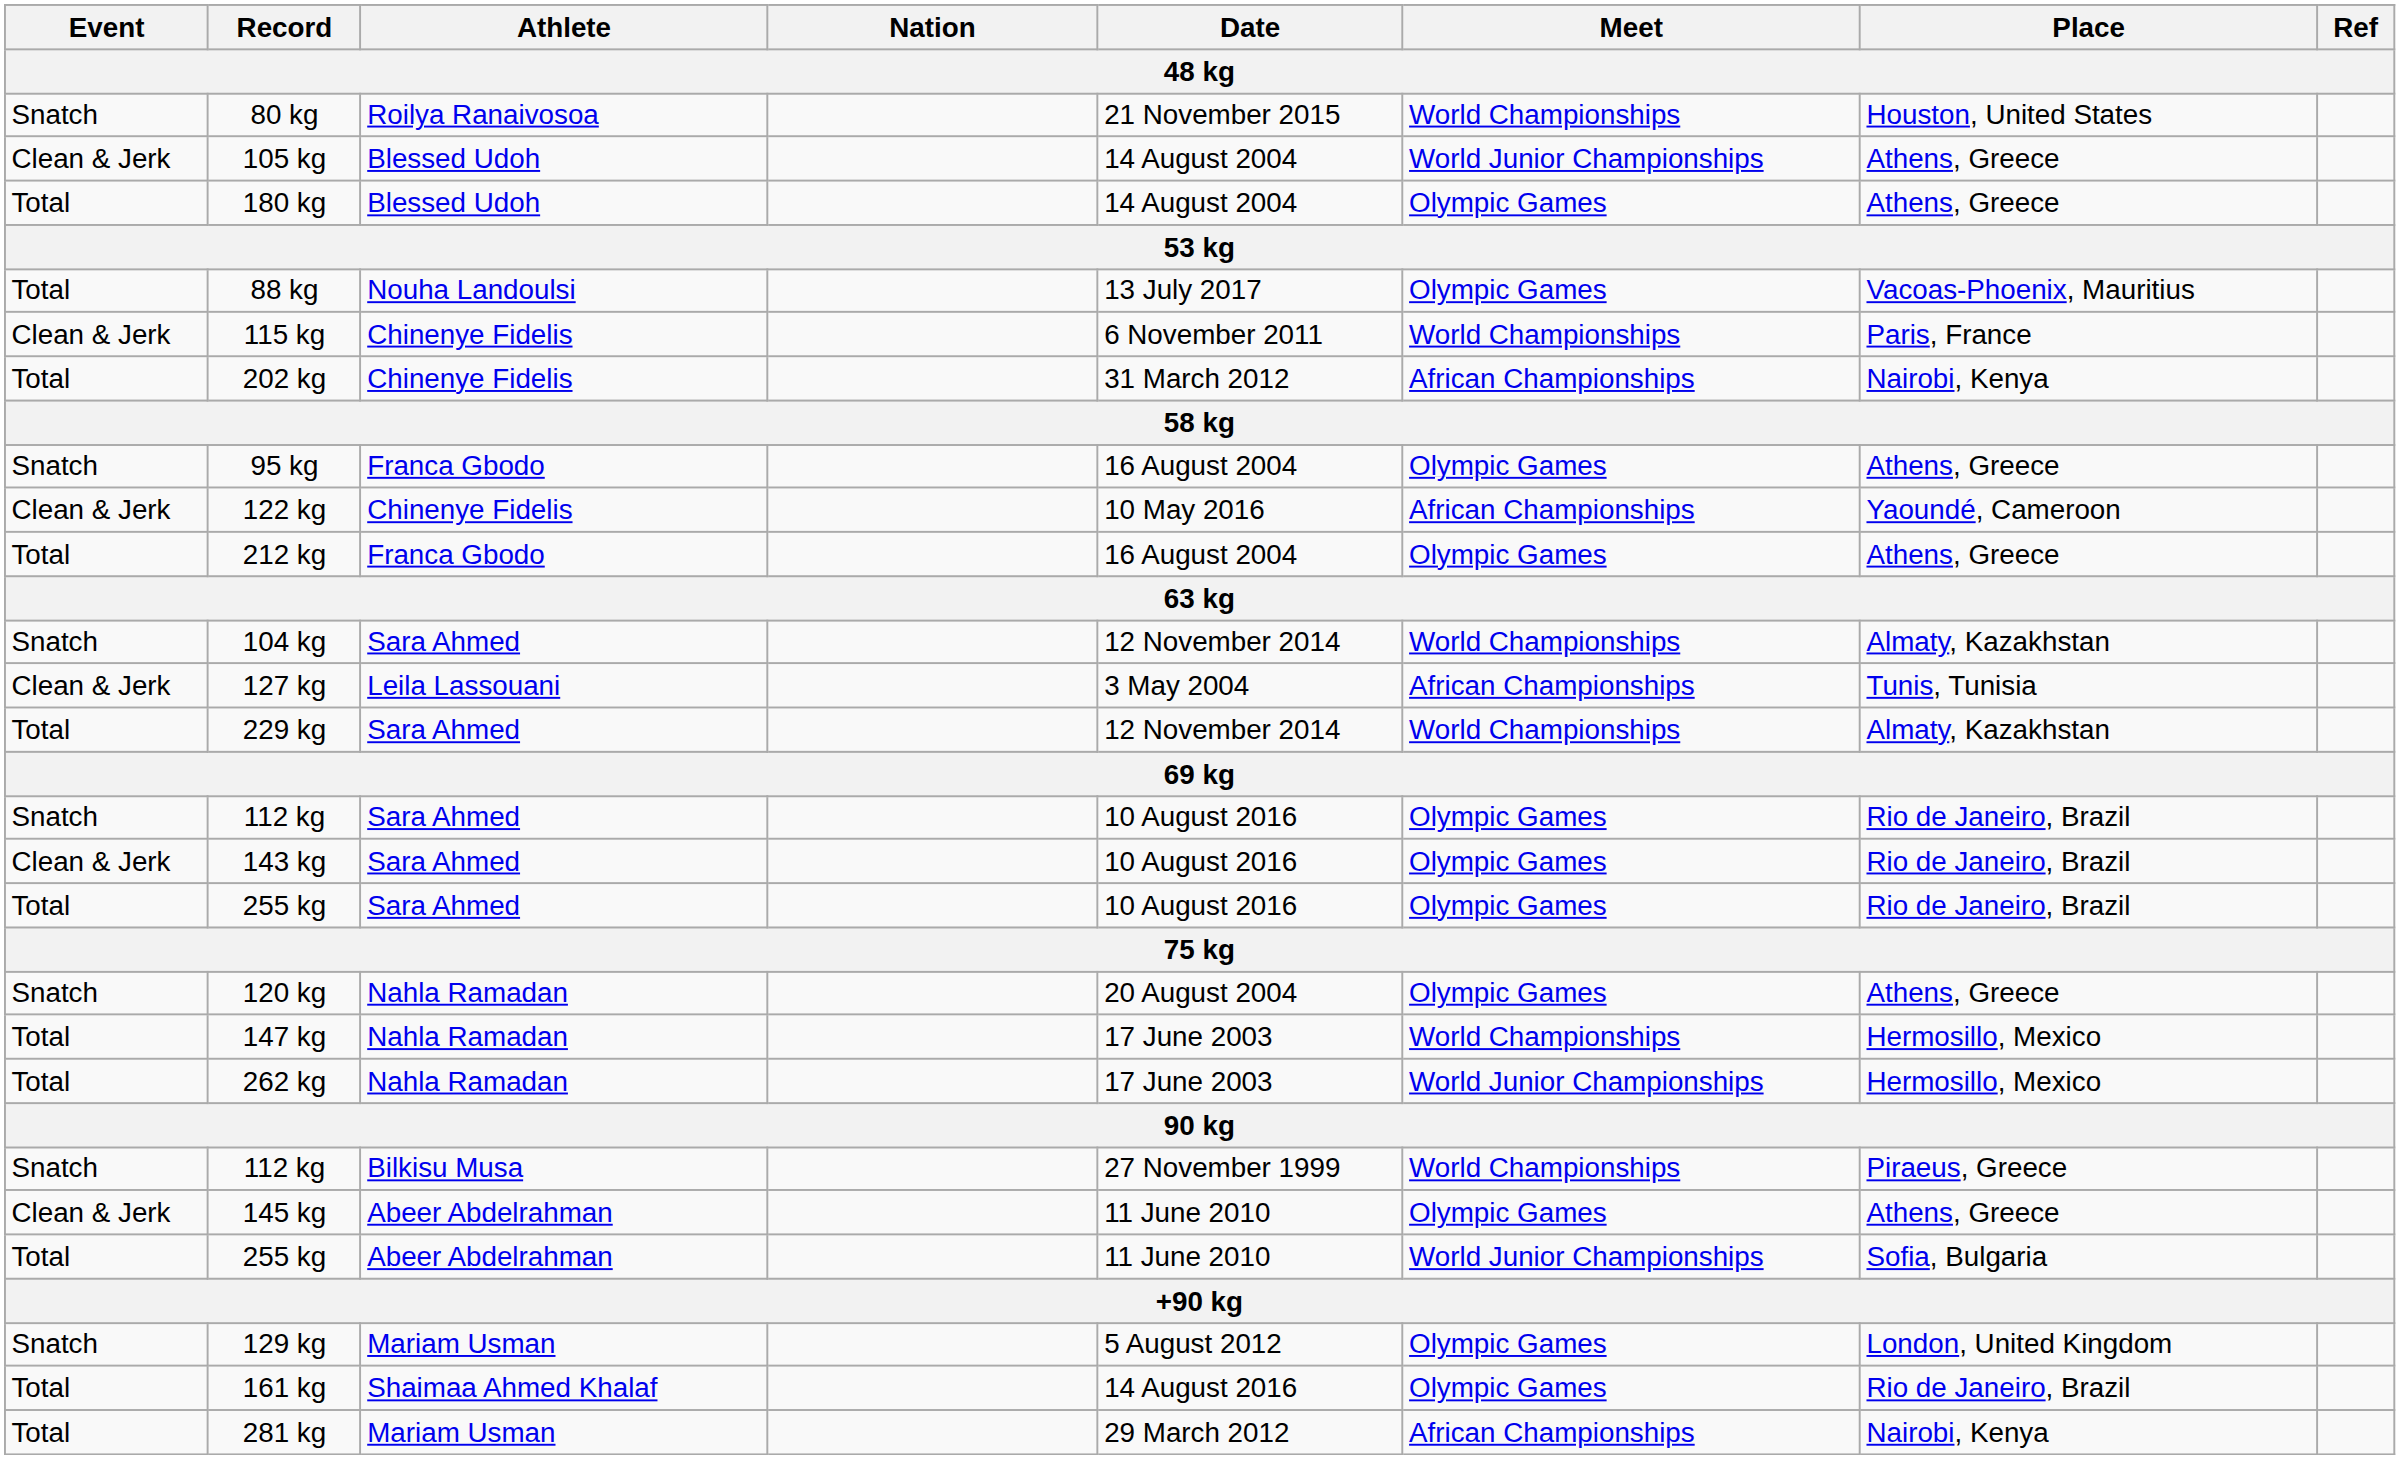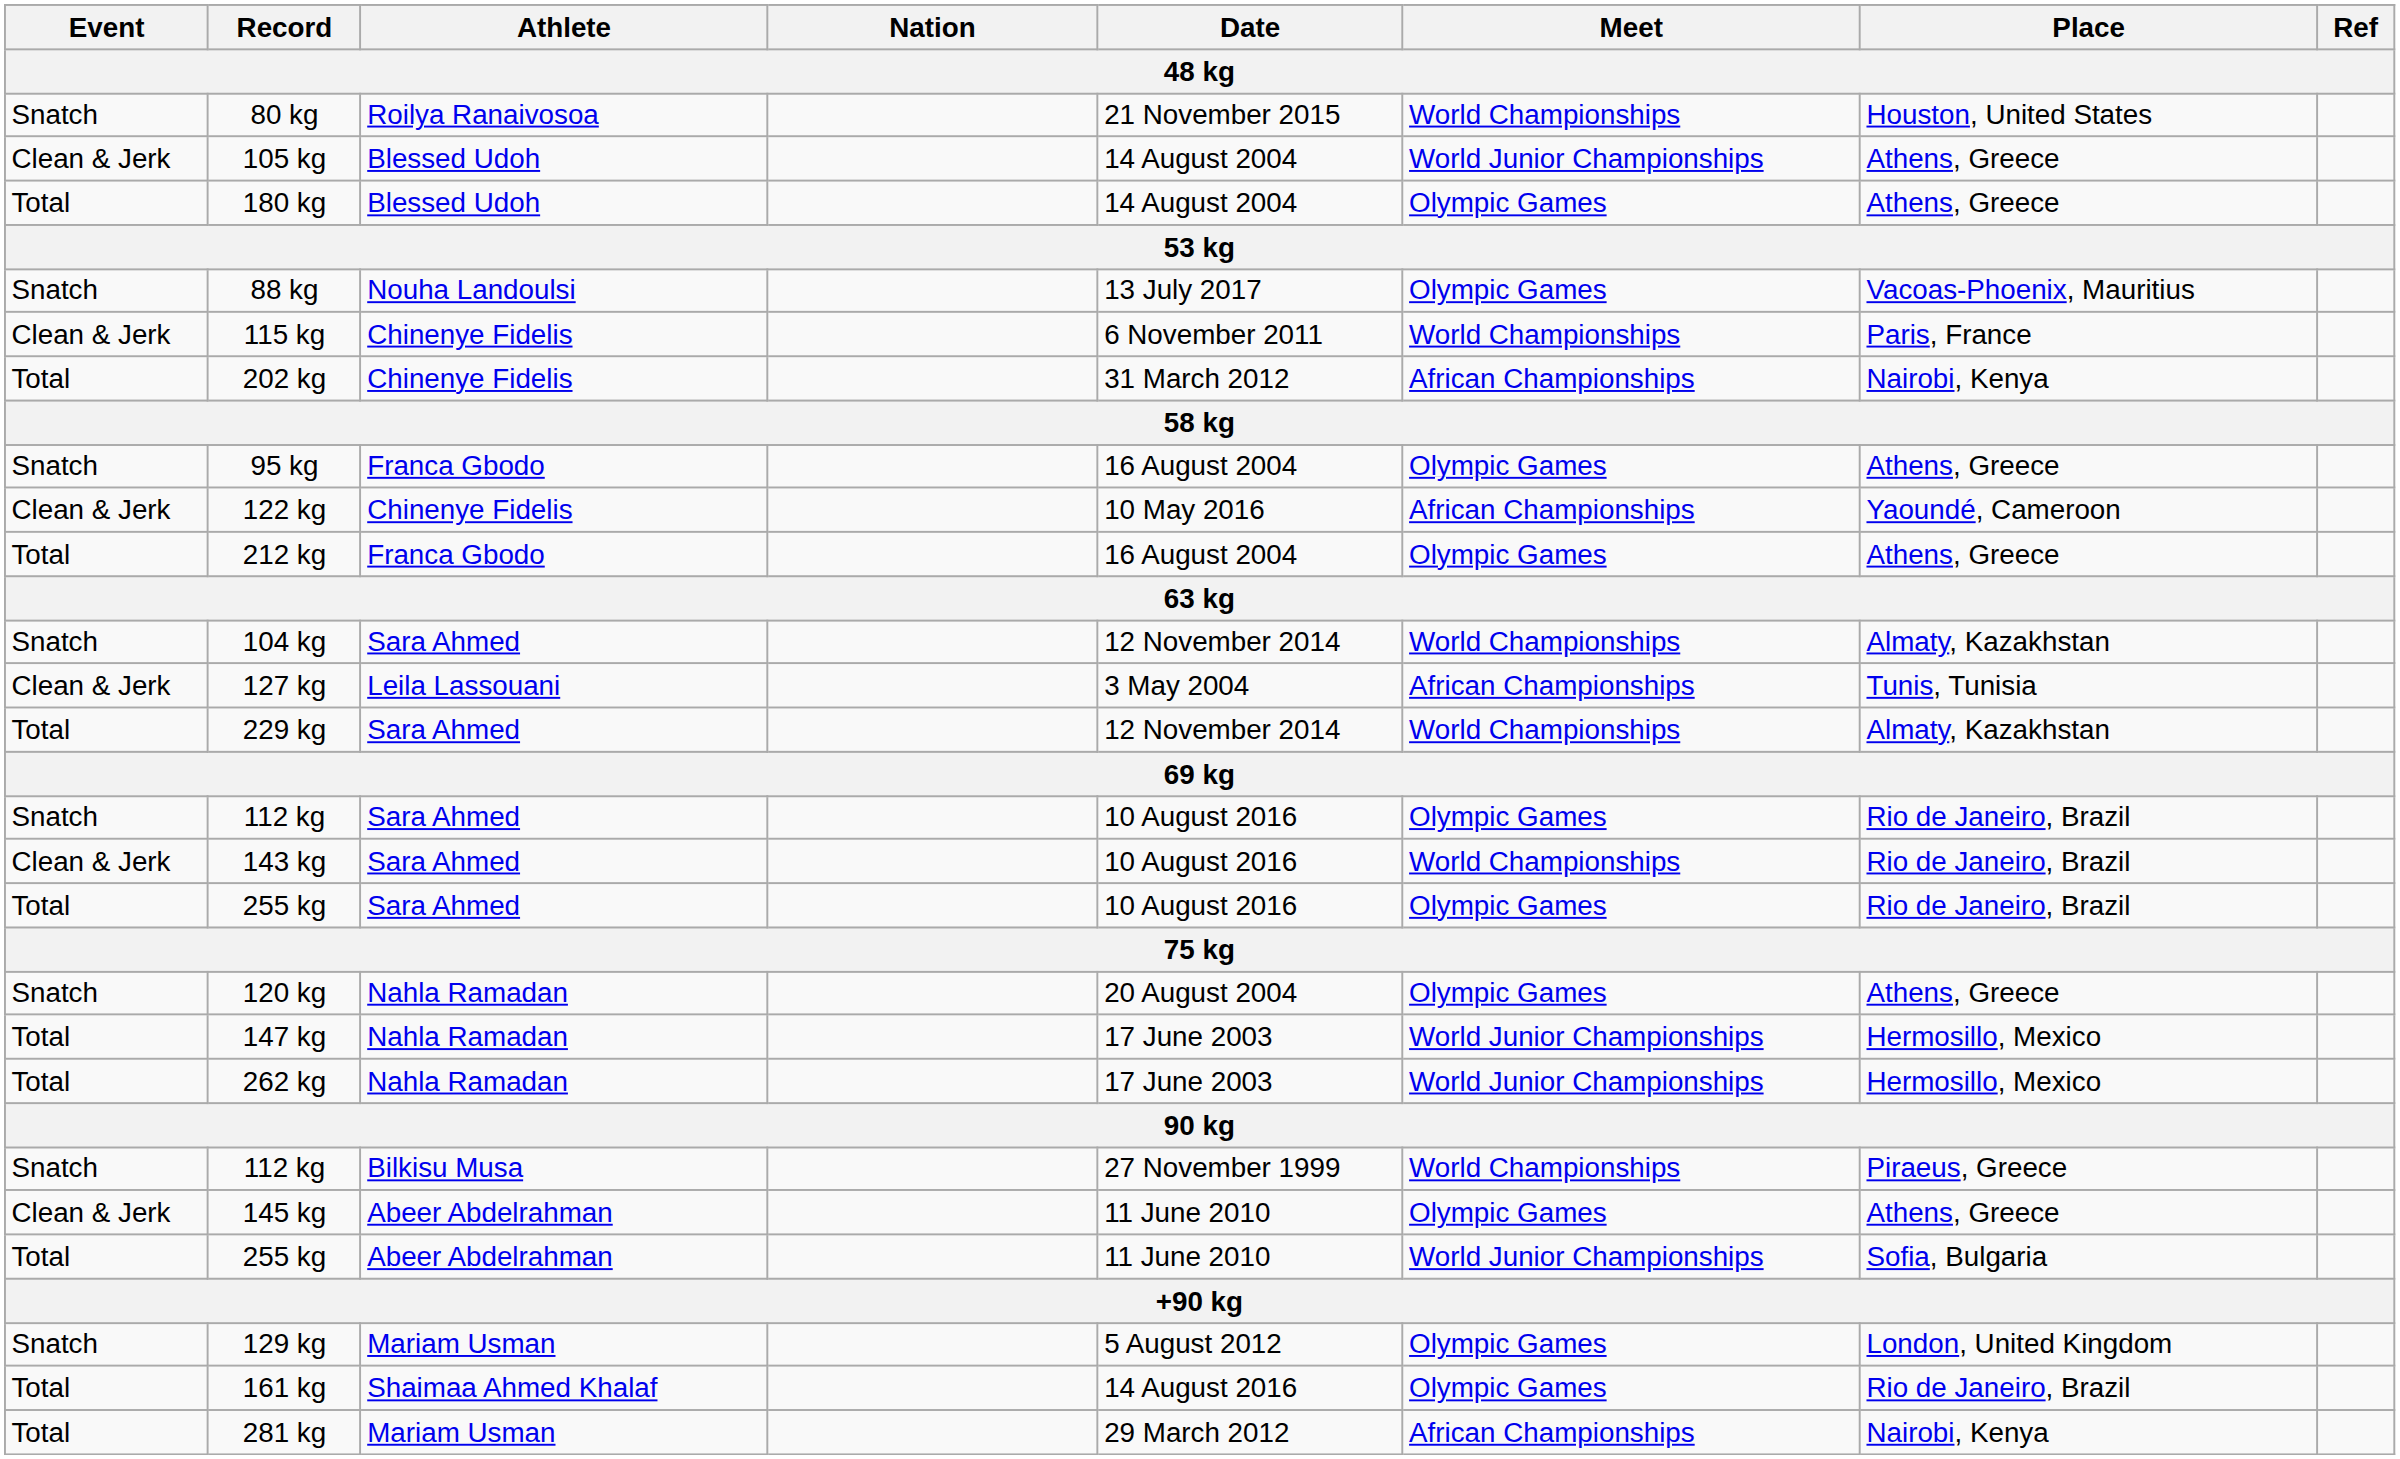(41, 291) Total -> (55, 291) Snatch
(1508, 862) Olympic Games -> (1545, 862) World Championships
(1545, 1037) World Championships -> (1586, 1037) World Junior Championships
